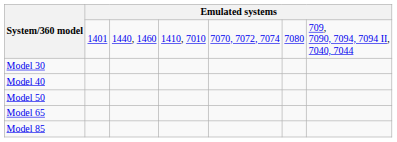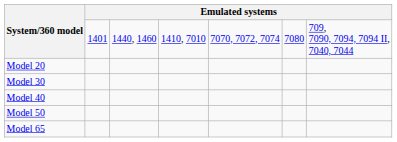+ row: (26, 66)
- row: (26, 129)
